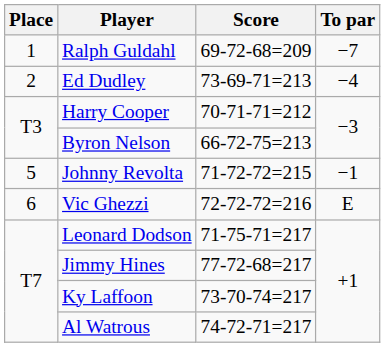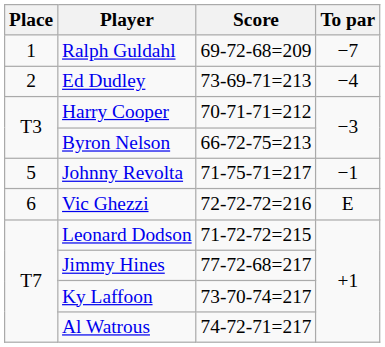(256, 173) 71-72-72=215 -> (256, 173) 71-75-71=217
(256, 234) 71-75-71=217 -> (256, 234) 71-72-72=215
